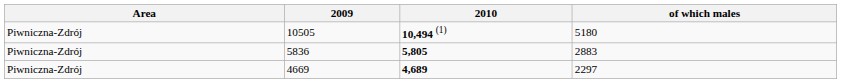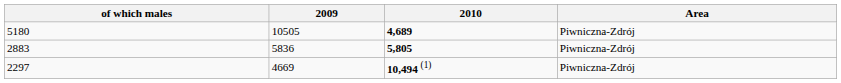columns swapped: (144, 13) <-> (705, 13)
(424, 32) 10,494 (1) -> (400, 31) 4,689
(415, 69) 4,689 -> (409, 68) 10,494 (1)
